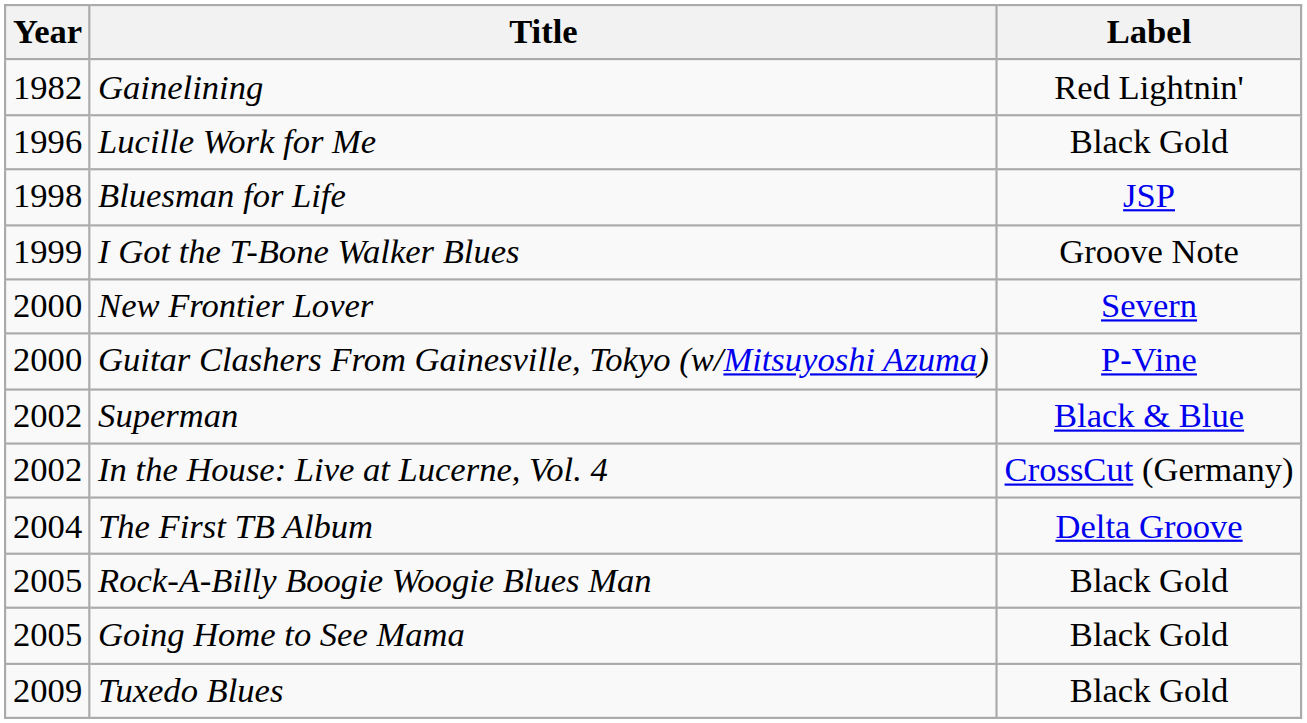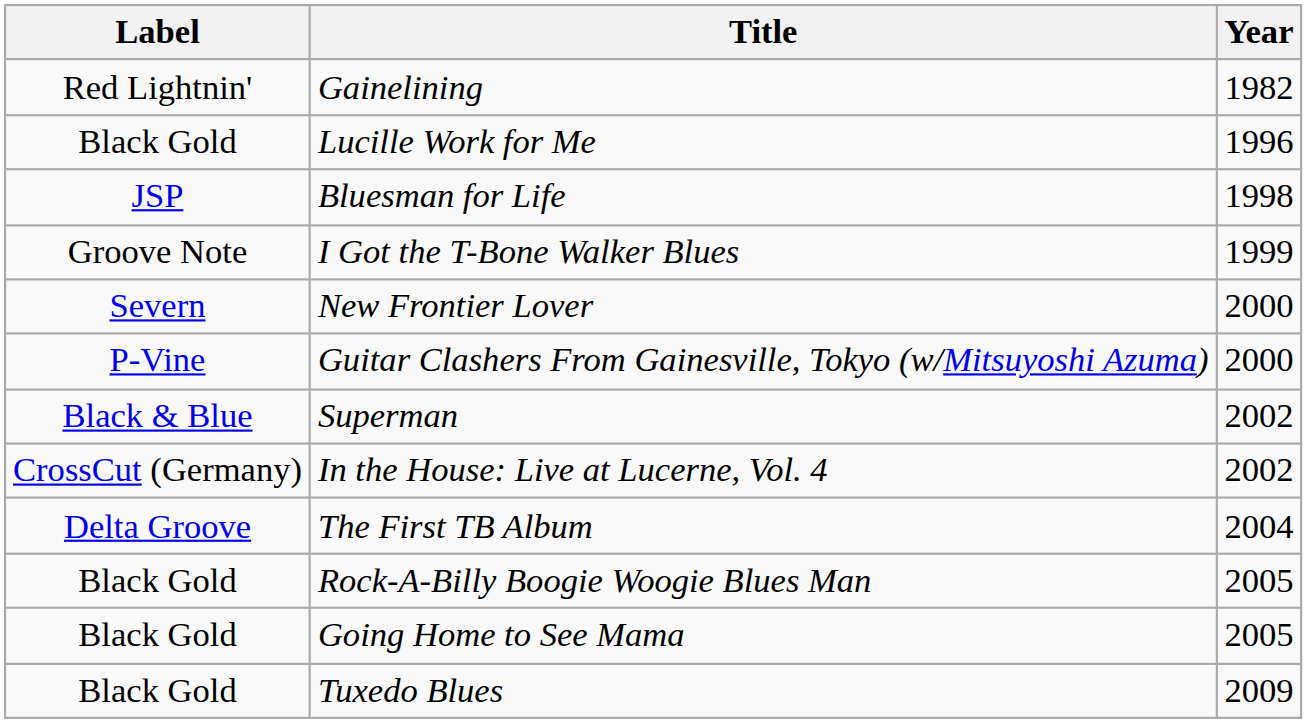columns swapped: (48, 31) <-> (1149, 31)
